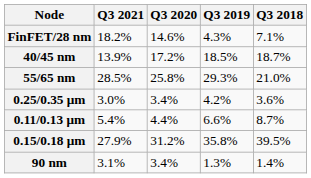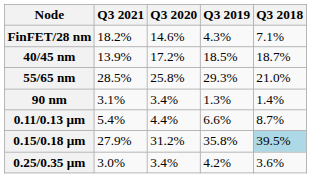rows swapped: (49, 162) <-> (49, 99)
(273, 141) no background -> (273, 141) lightblue background
